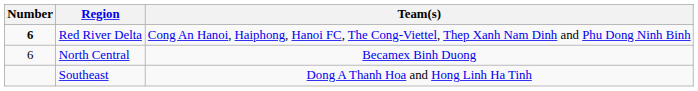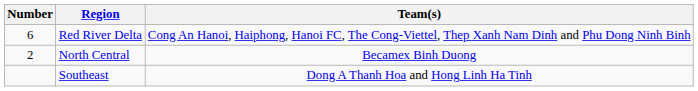(30, 34) bold -> (30, 34) normal
(30, 55) 6 -> (30, 55) 2
